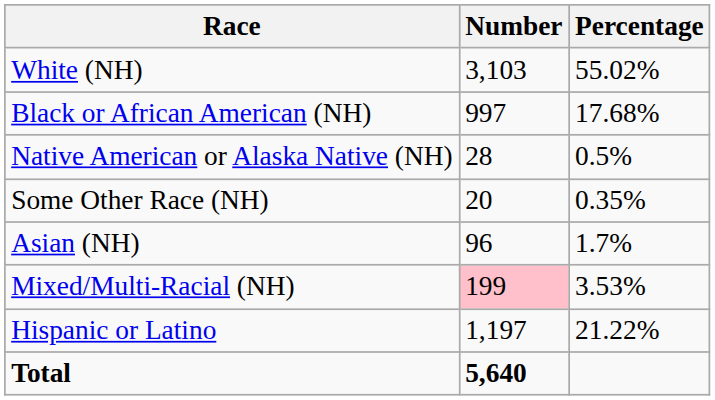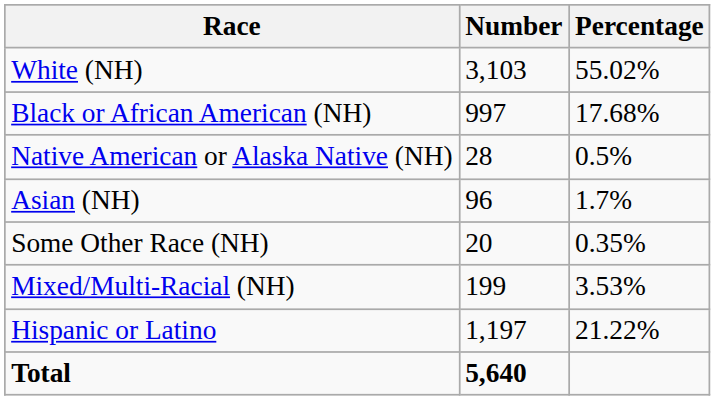rows swapped: (75, 243) <-> (140, 199)
(486, 286) pink background -> (486, 286) no background
